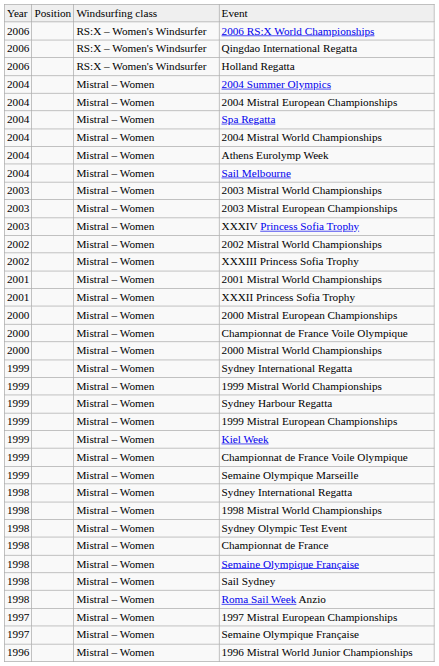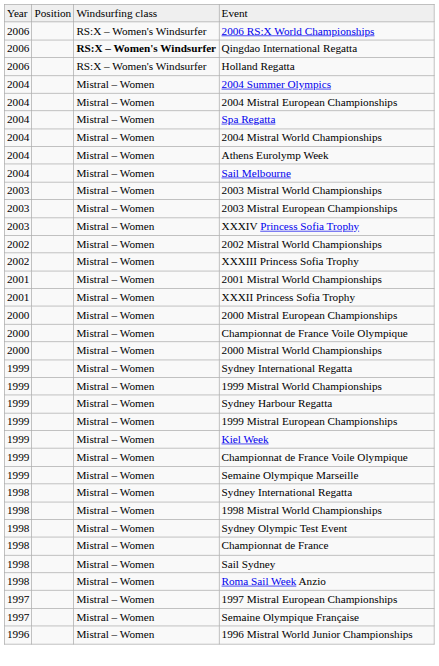(141, 48) normal -> (146, 48) bold
- row: (18, 564)
